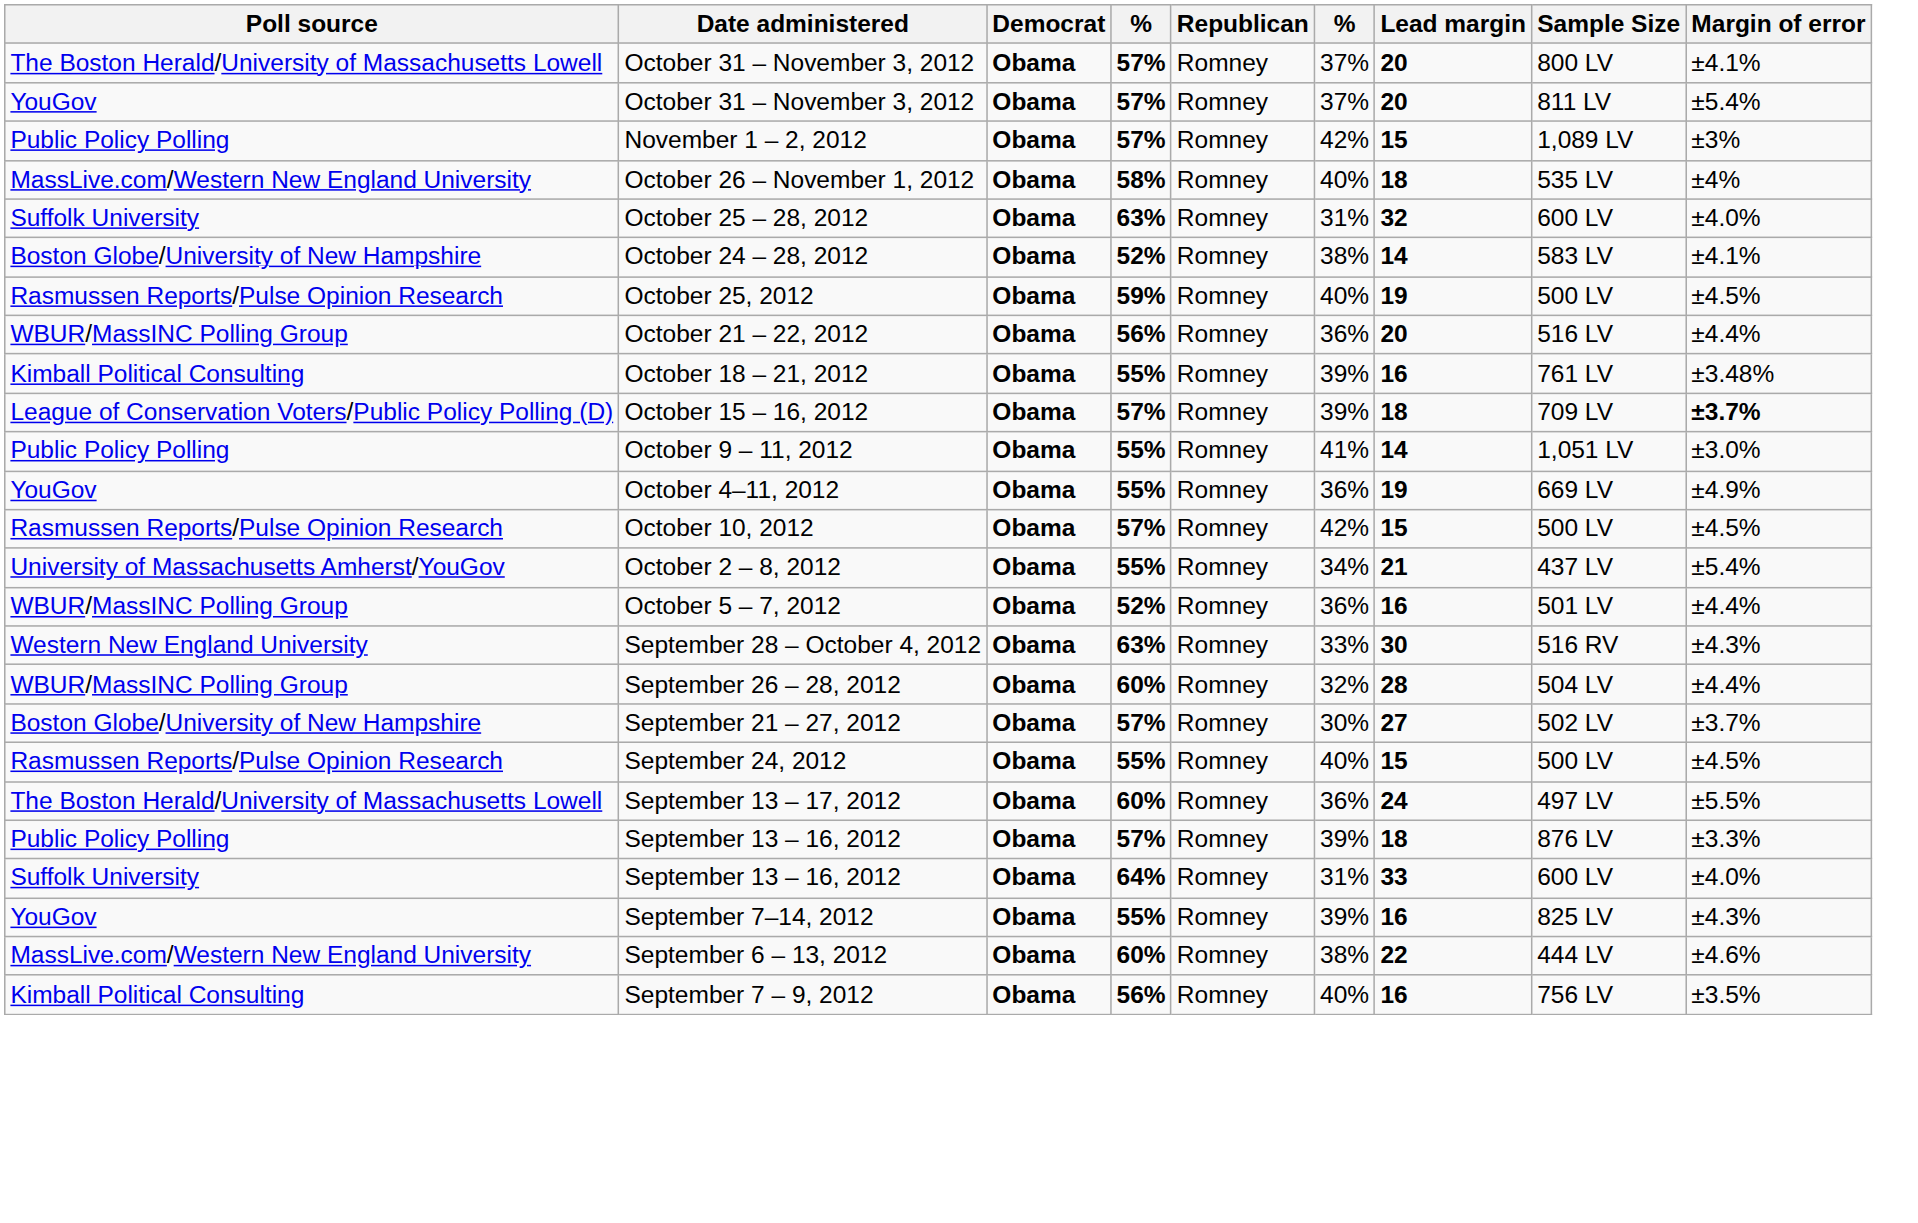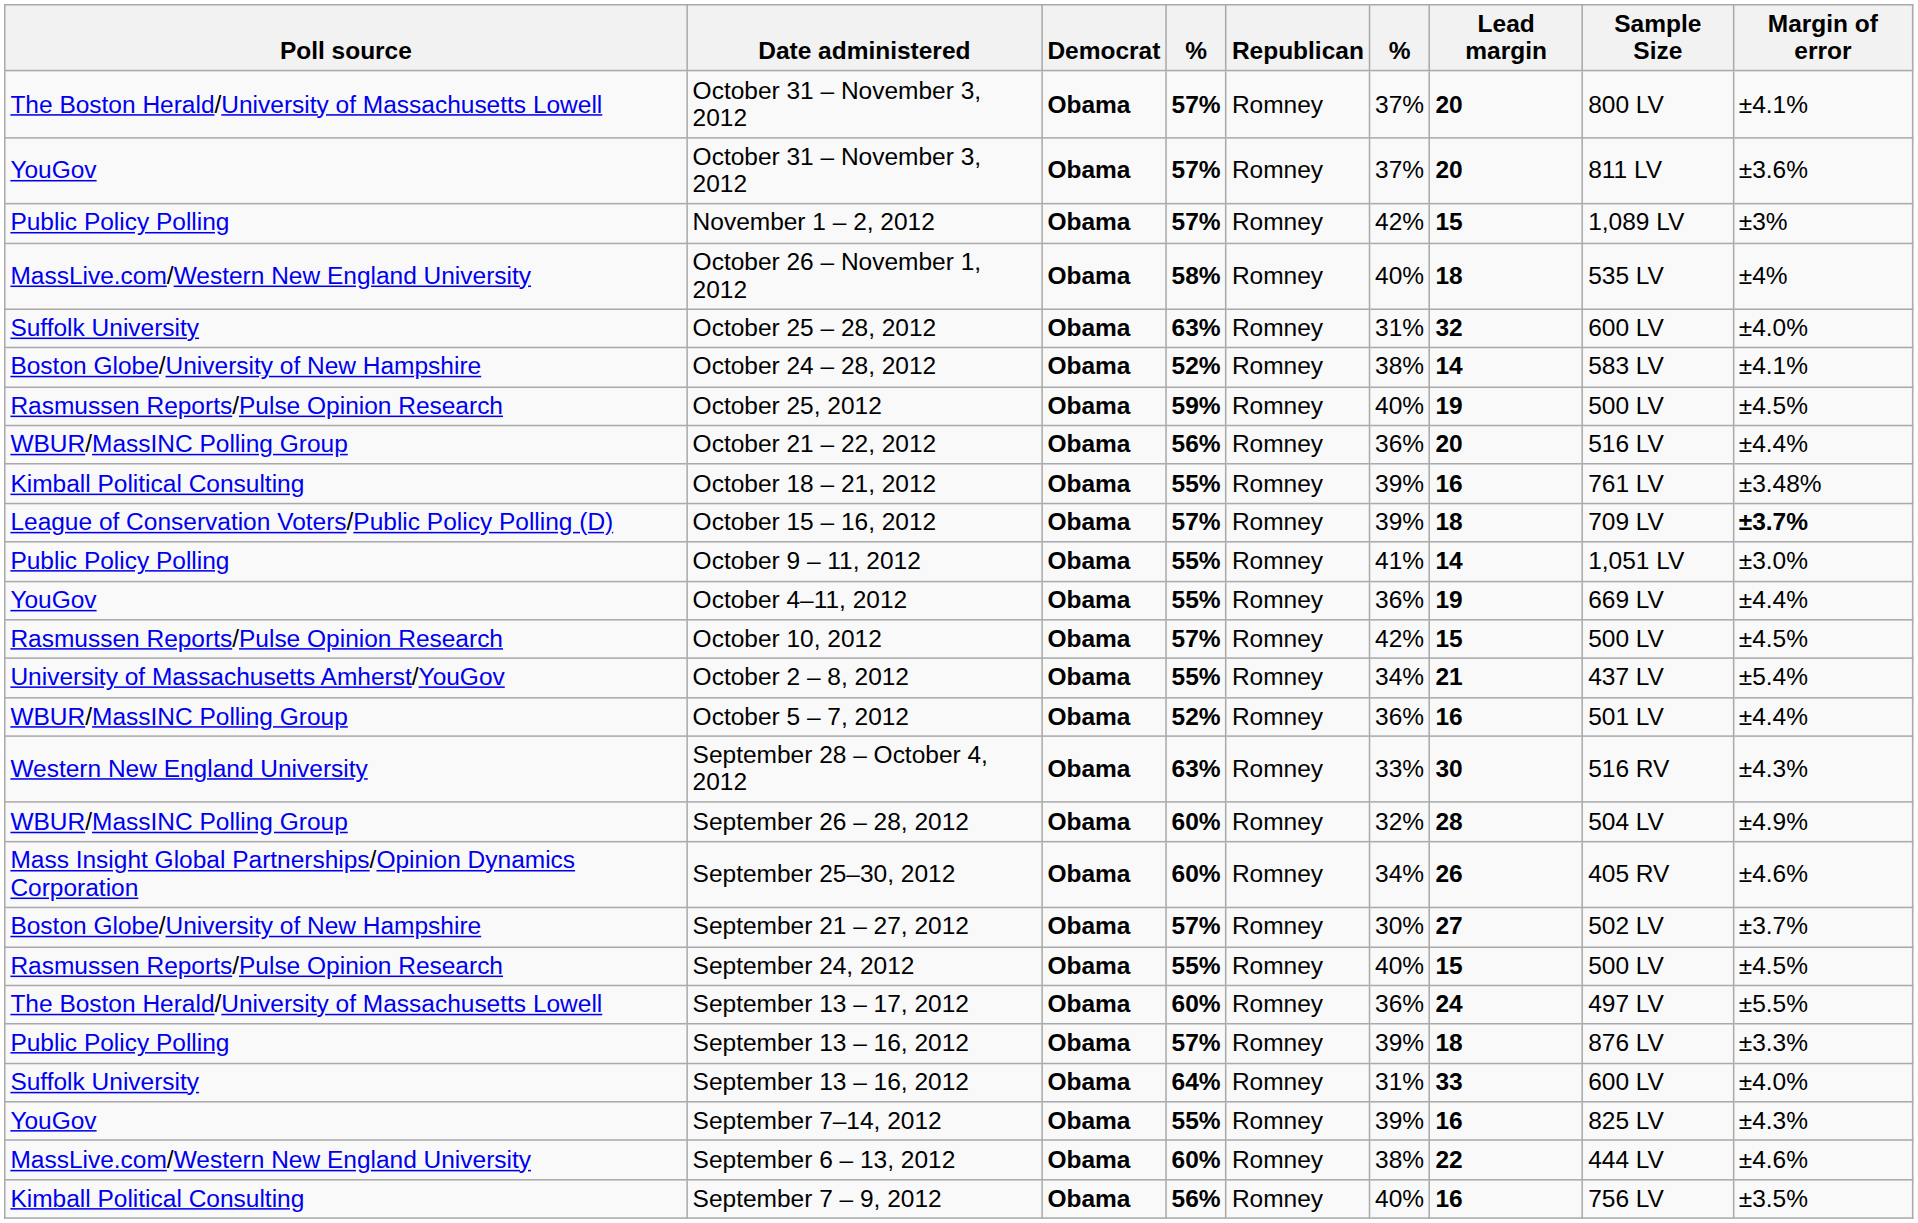(1726, 101) ±5.4% -> (1773, 170) ±3.6%
(1726, 489) ±4.9% -> (1773, 599) ±4.4%
(1726, 683) ±4.4% -> (1773, 821) ±4.9%
+ row: (293, 874)
